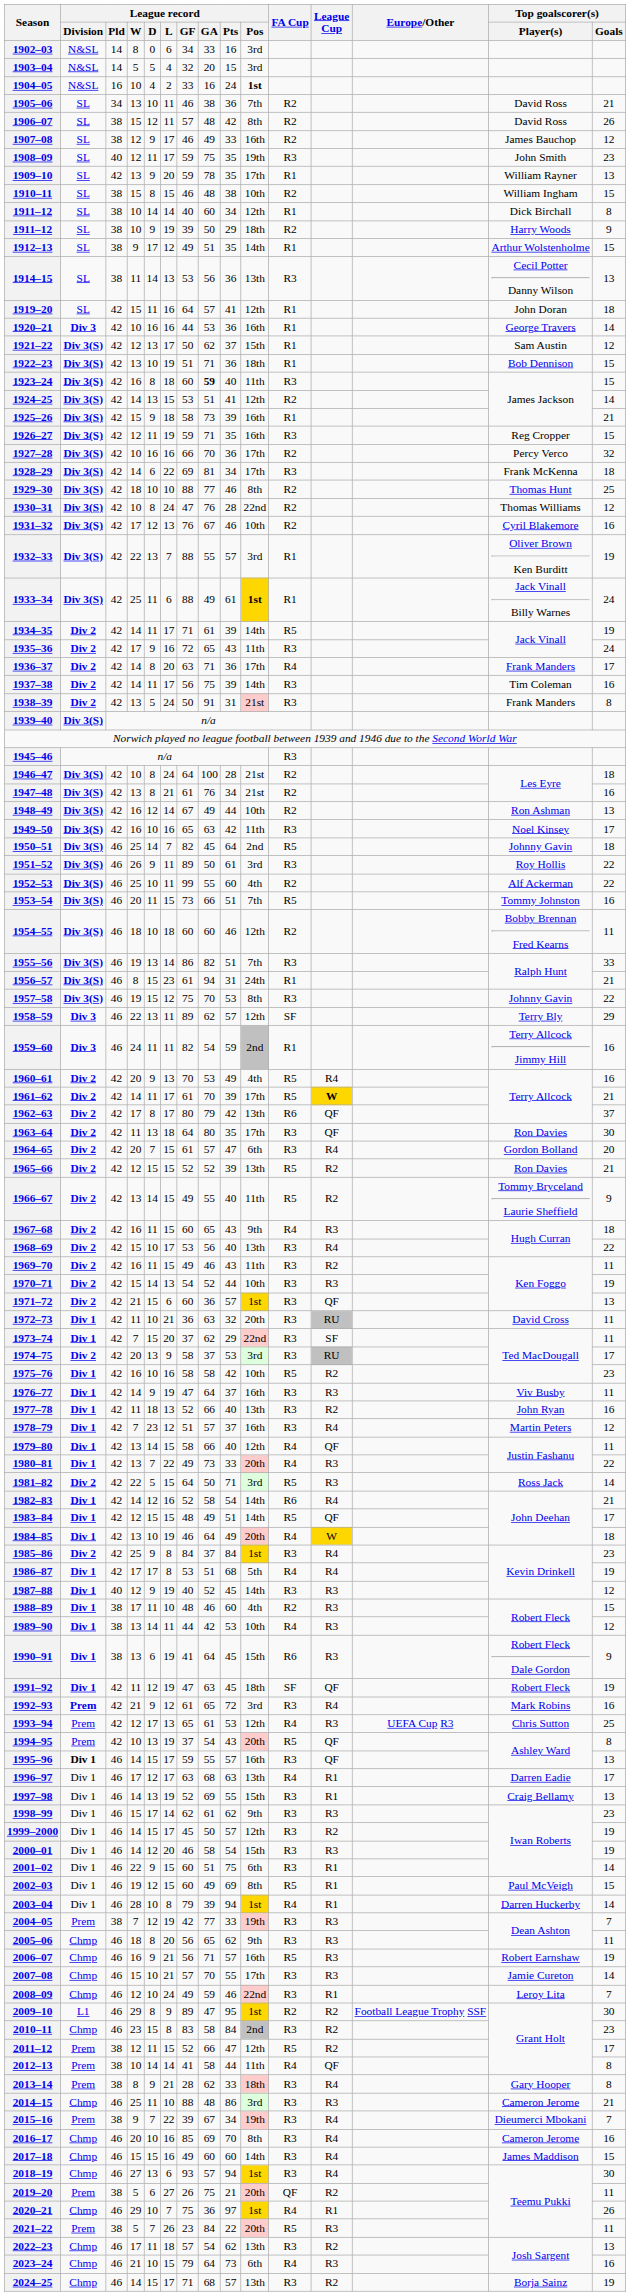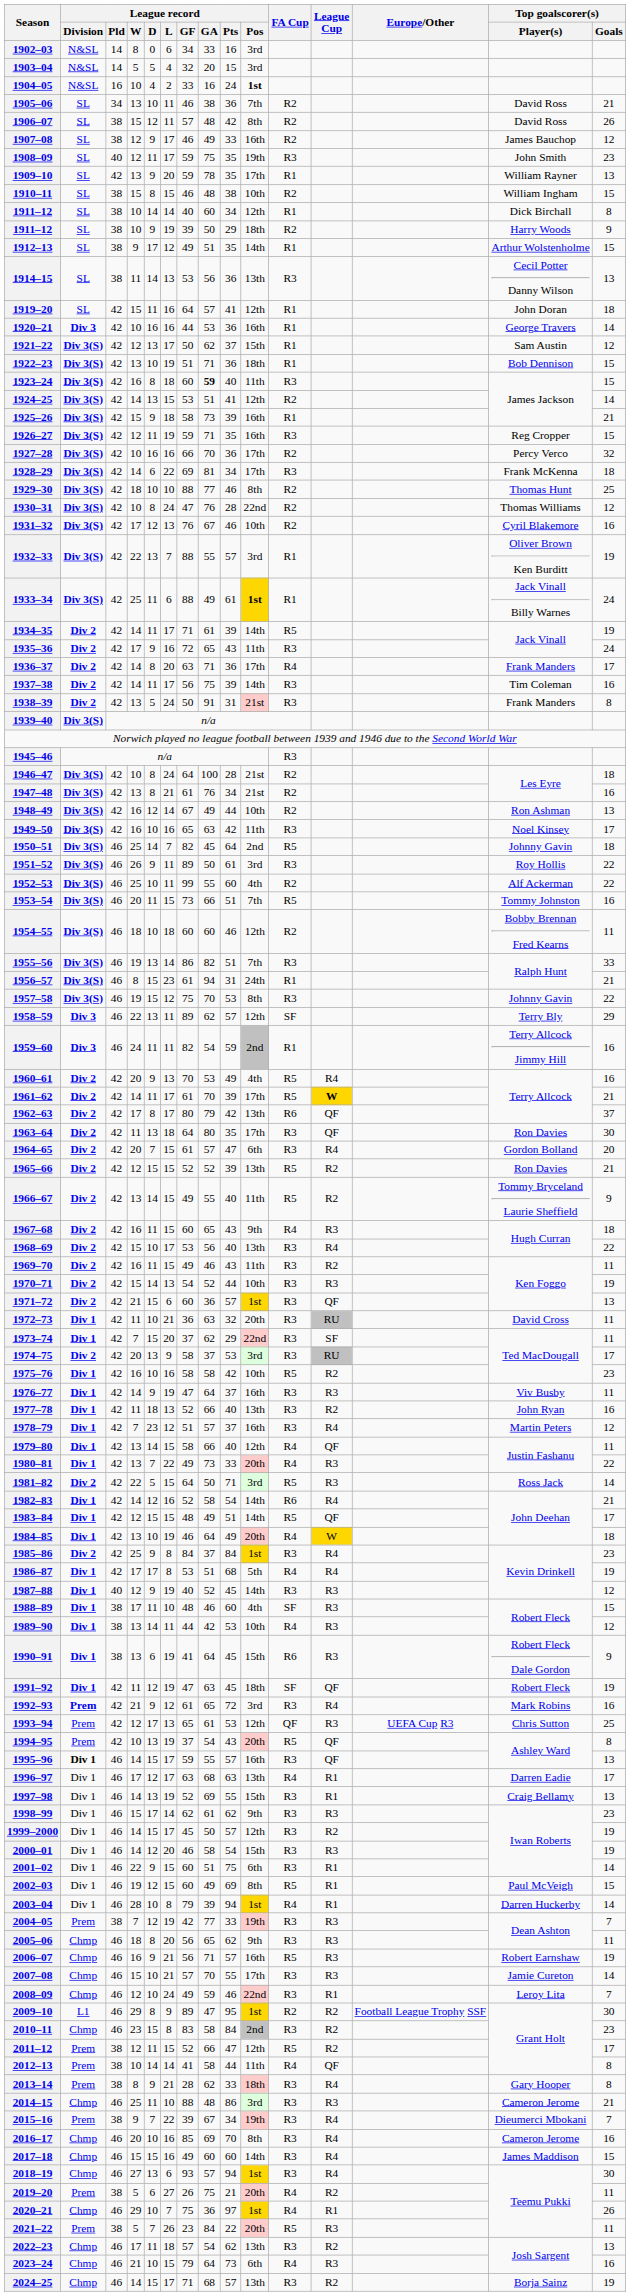(290, 1608) R2 -> (290, 1608) SF
(290, 1723) R4 -> (290, 1723) QF
(290, 2192) QF -> (290, 2192) R4
